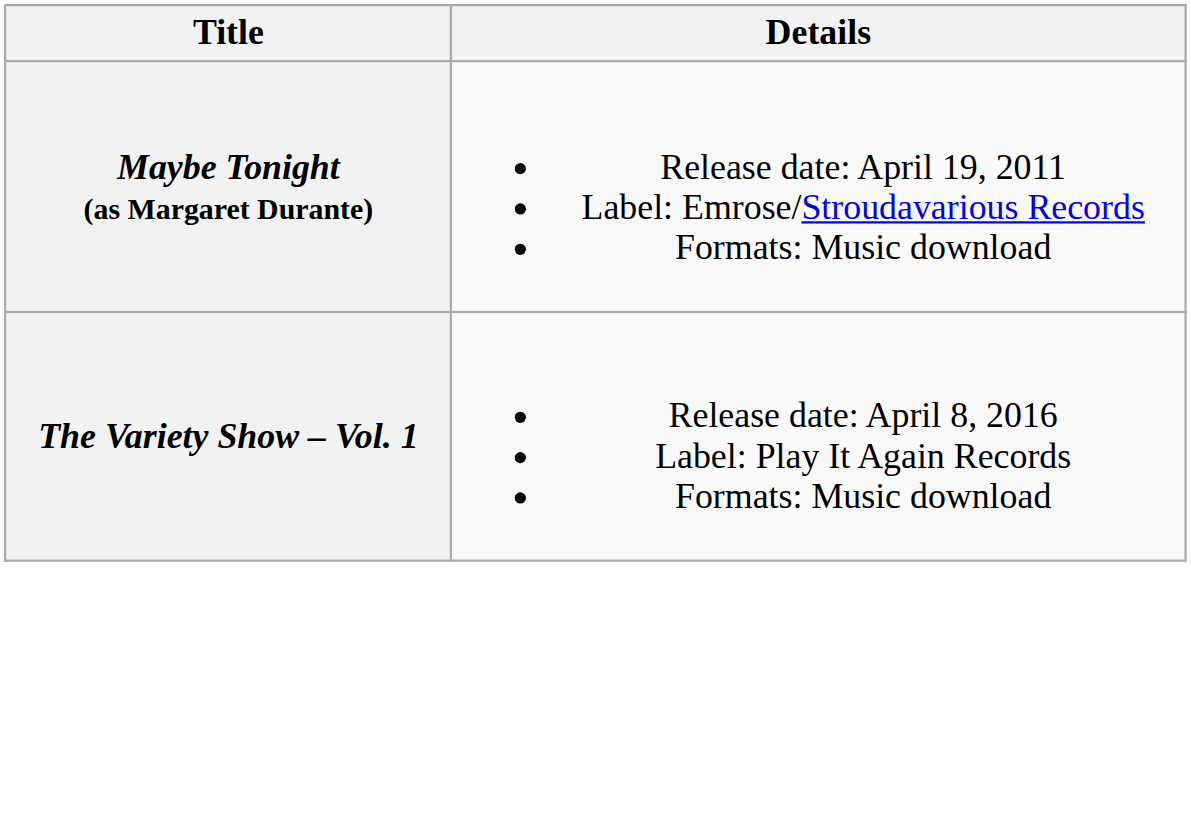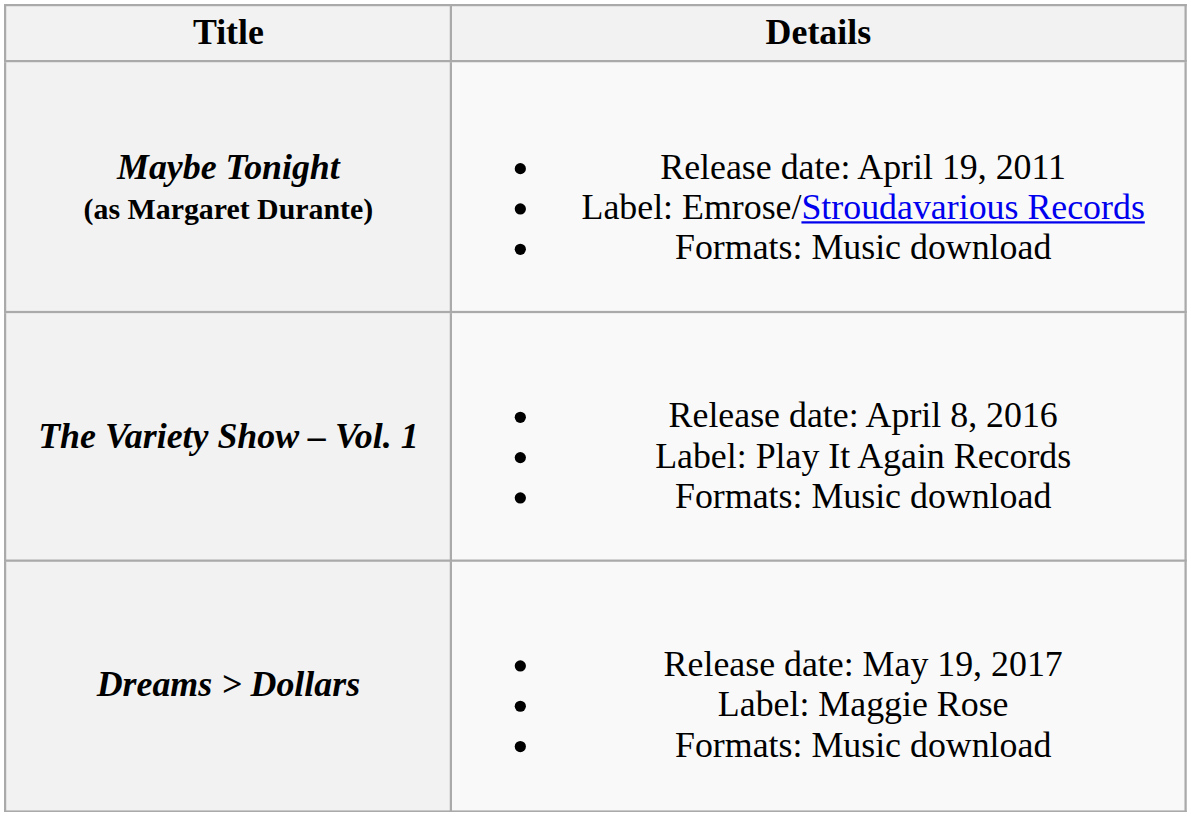+ row: (228, 685)
